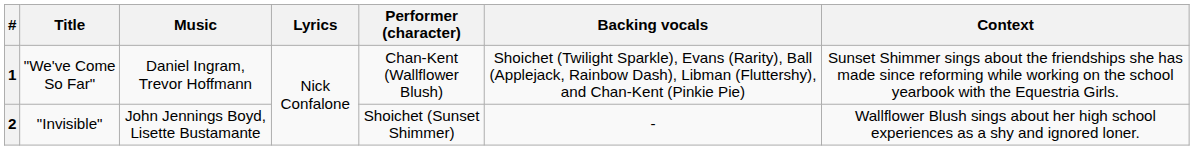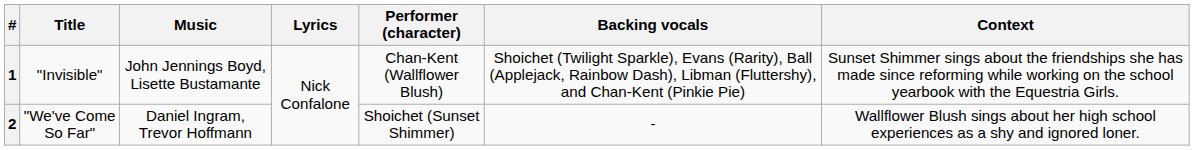(70, 74) "We've Come So Far" -> (70, 74) "Invisible"
(195, 74) Daniel Ingram, Trevor Hoffmann -> (195, 74) John Jennings Boyd, Lisette Bustamante
(70, 124) "Invisible" -> (70, 124) "We've Come So Far"
(195, 124) John Jennings Boyd, Lisette Bustamante -> (195, 124) Daniel Ingram, Trevor Hoffmann
